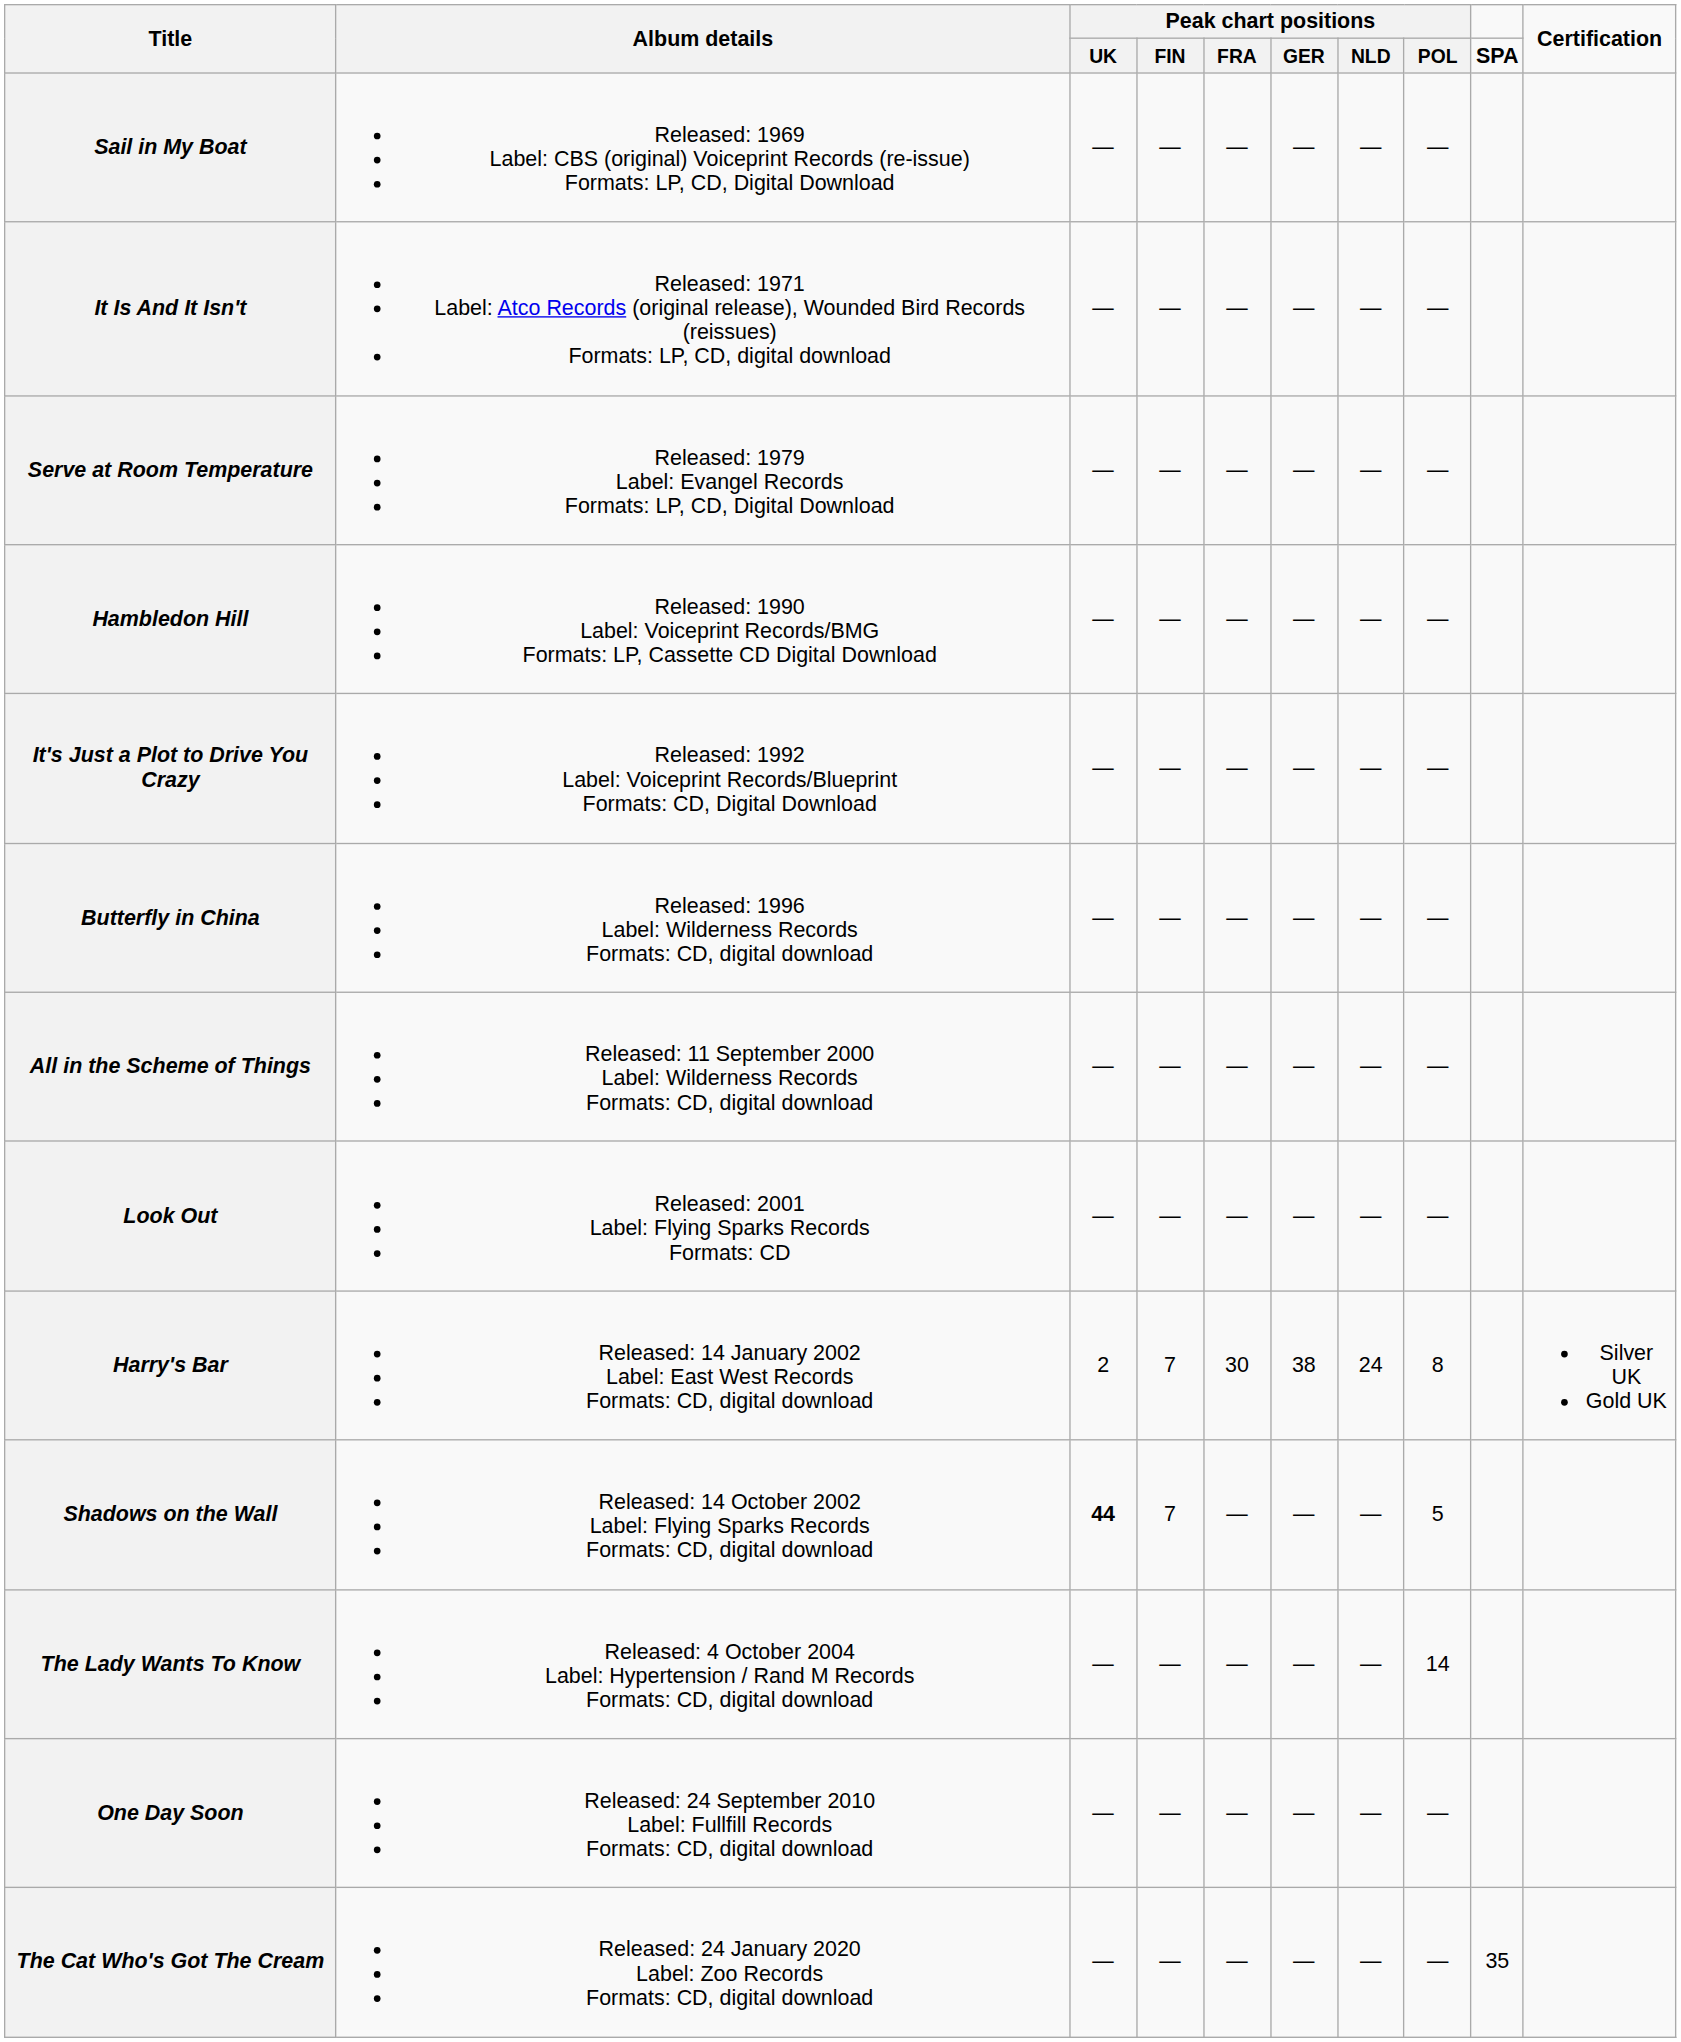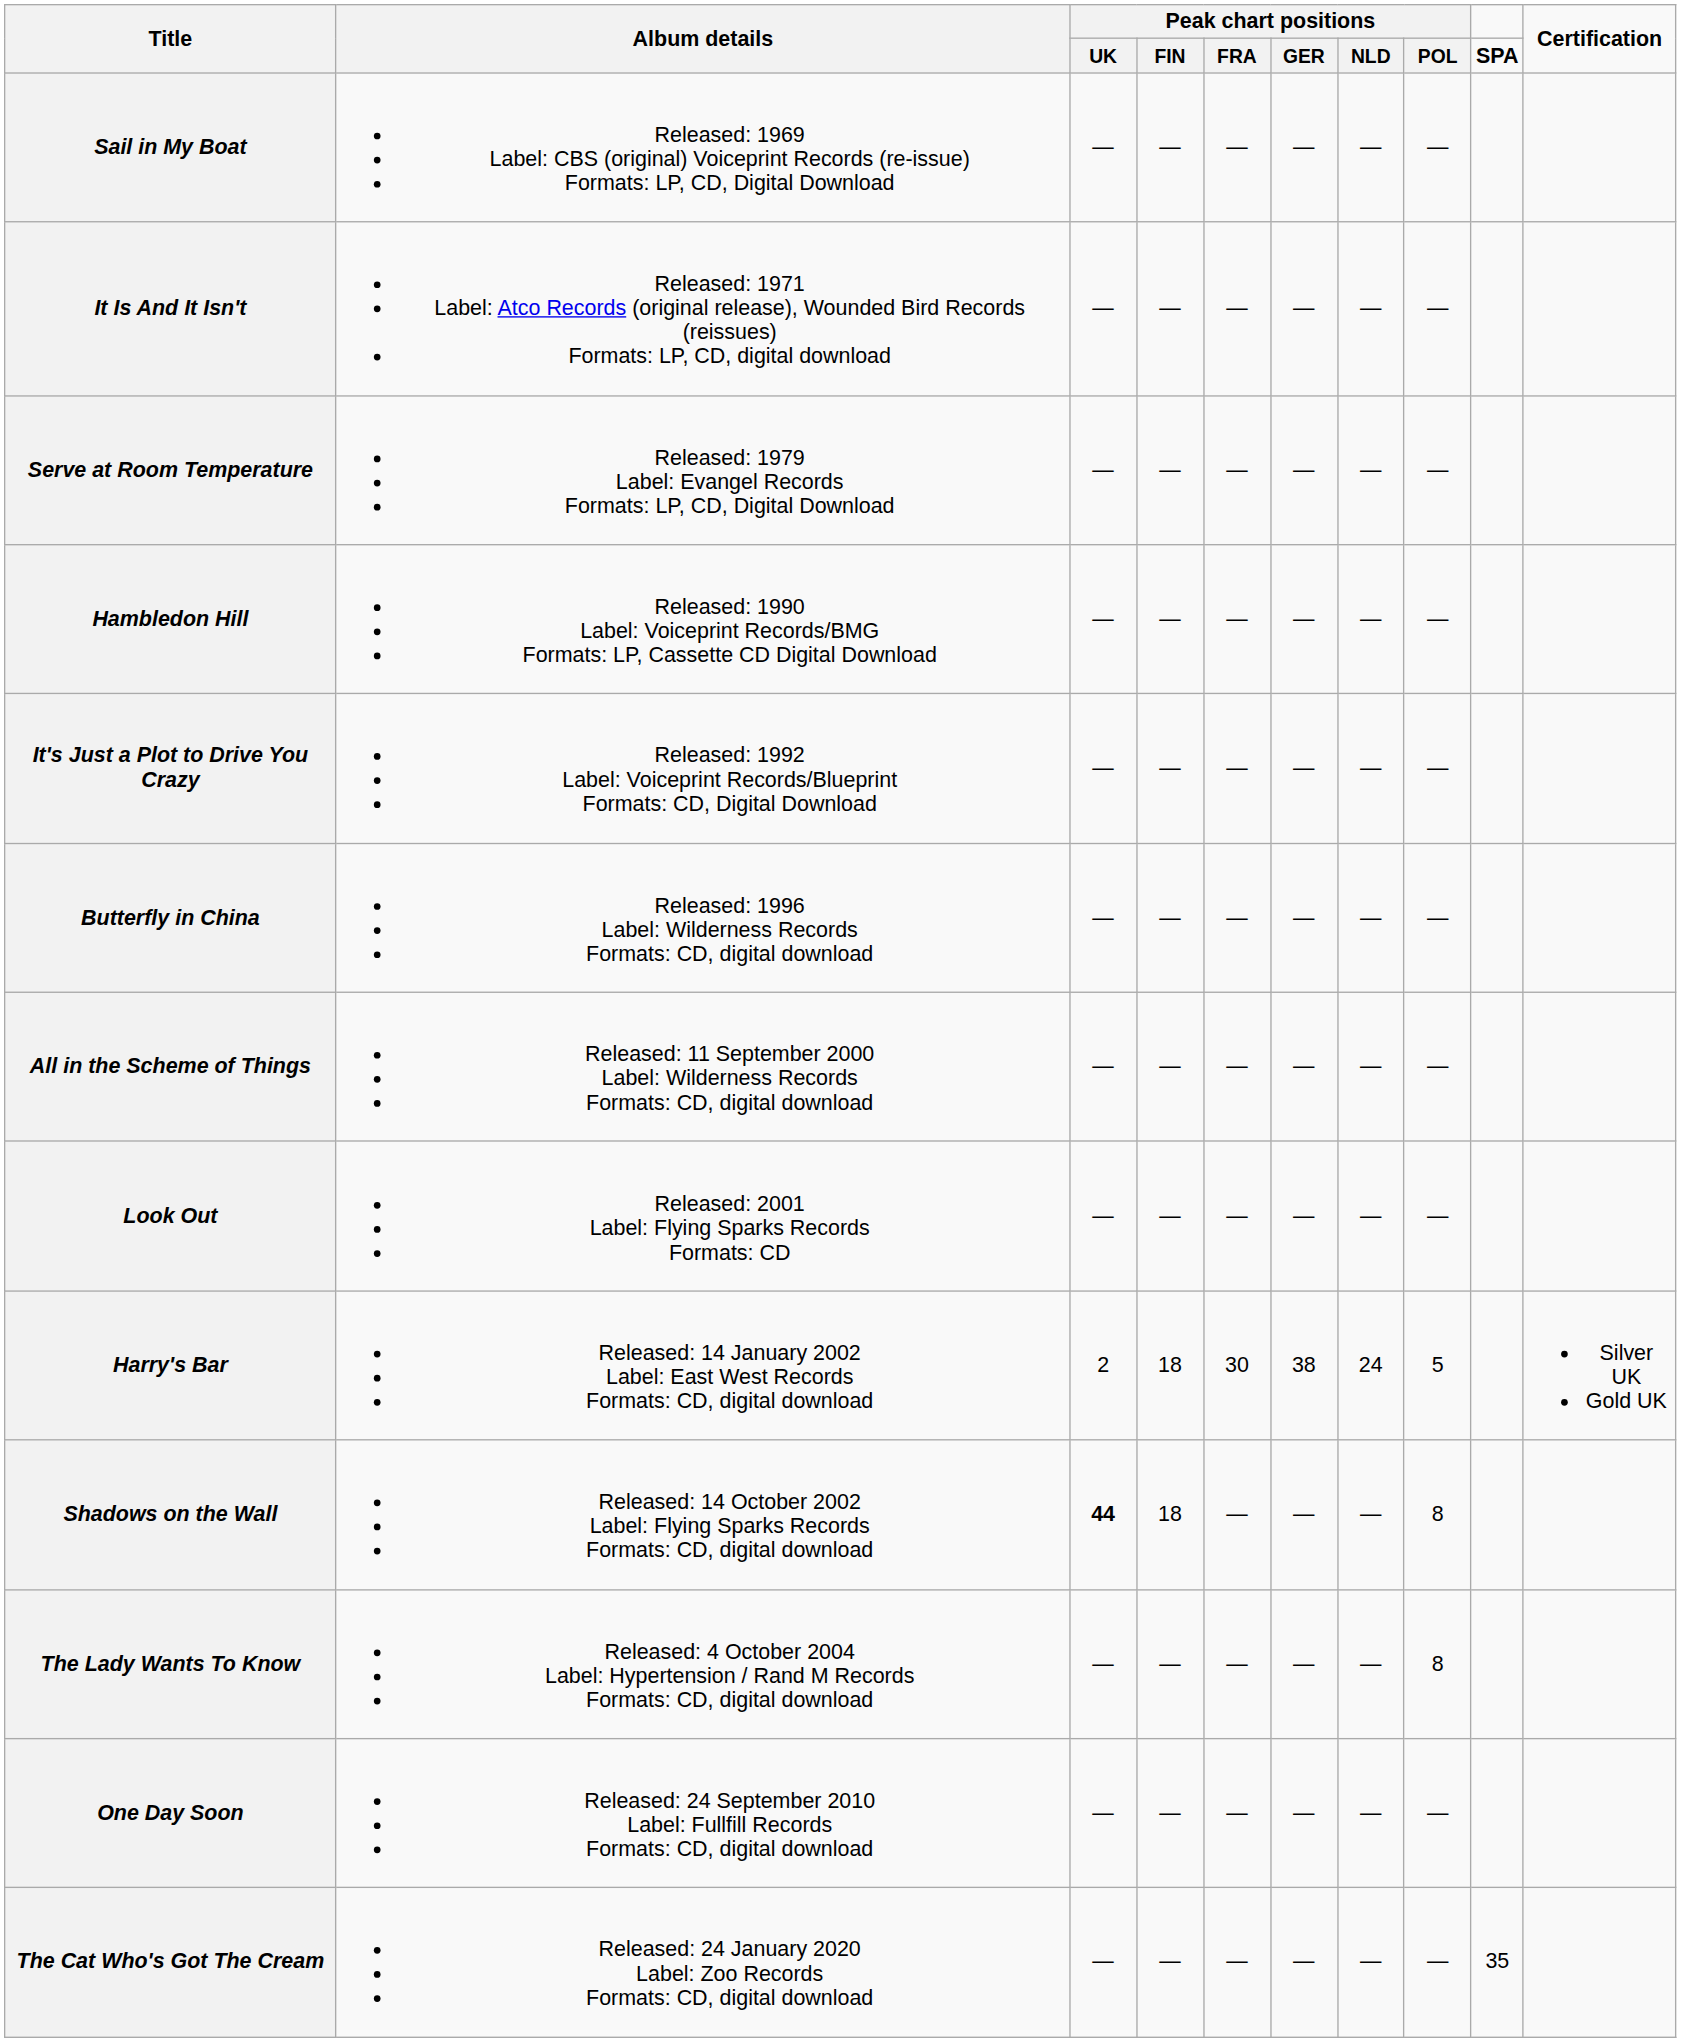(1170, 1365) 7 -> (1170, 1365) 18
(1438, 1365) 8 -> (1438, 1365) 5
(1170, 1514) 7 -> (1170, 1514) 18
(1438, 1514) 5 -> (1438, 1514) 8
(1438, 1663) 14 -> (1438, 1663) 8
